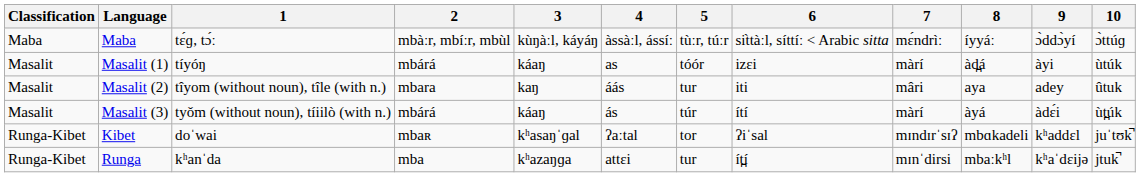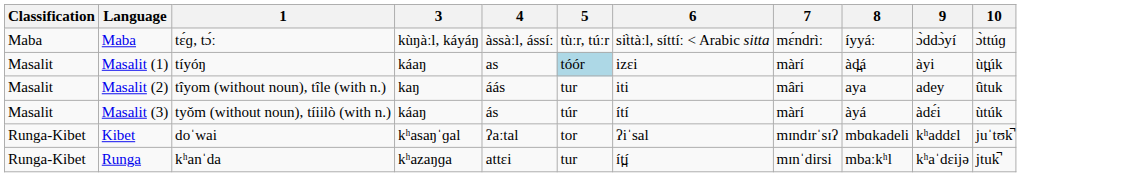- column: (454, 16)
(692, 64) no background -> (573, 64) lightblue background
(1109, 64) ùtúk -> (989, 64) ùt̪úk
(1109, 111) ùt̪úk -> (989, 111) ùtúk
